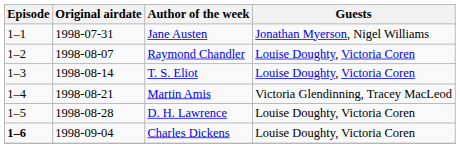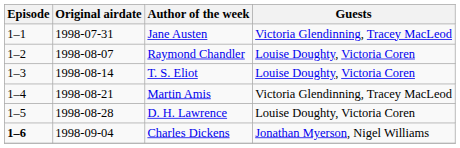(342, 34) Jonathan Myerson, Nigel Williams -> (354, 34) Victoria Glendinning, Tracey MacLeod
(335, 133) Louise Doughty, Victoria Coren -> (342, 133) Jonathan Myerson, Nigel Williams
